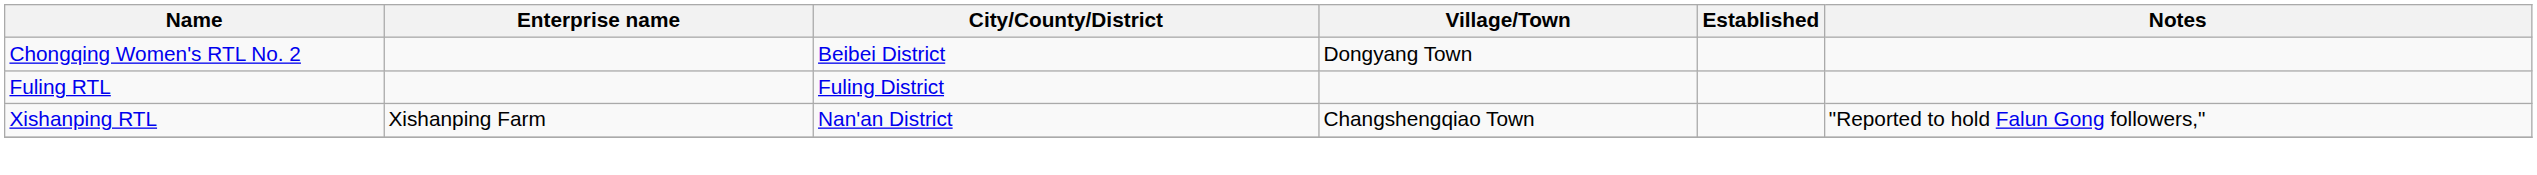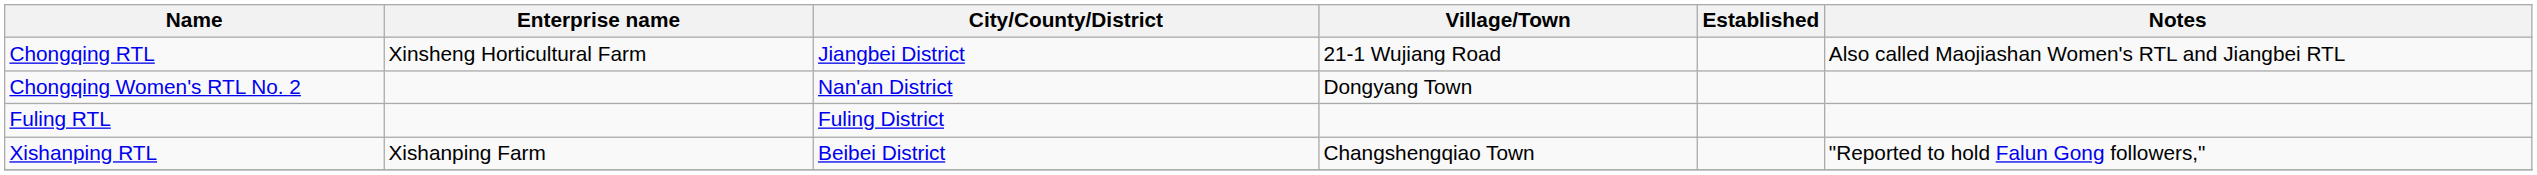+ row: (82, 53)
(882, 53) Beibei District -> (885, 86) Nan'an District
(885, 119) Nan'an District -> (882, 152) Beibei District
